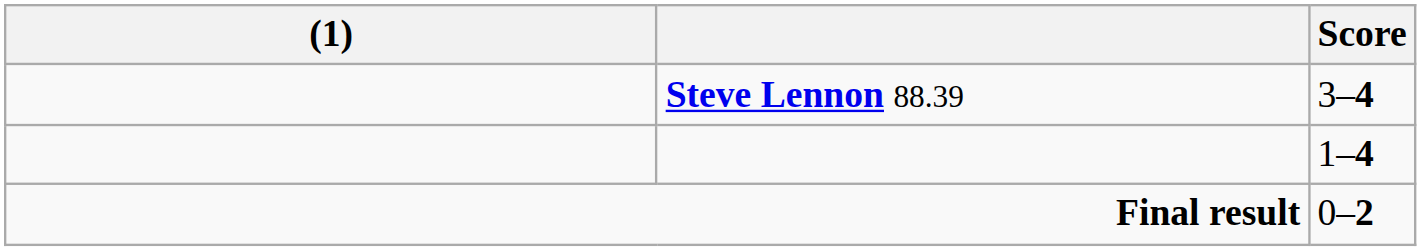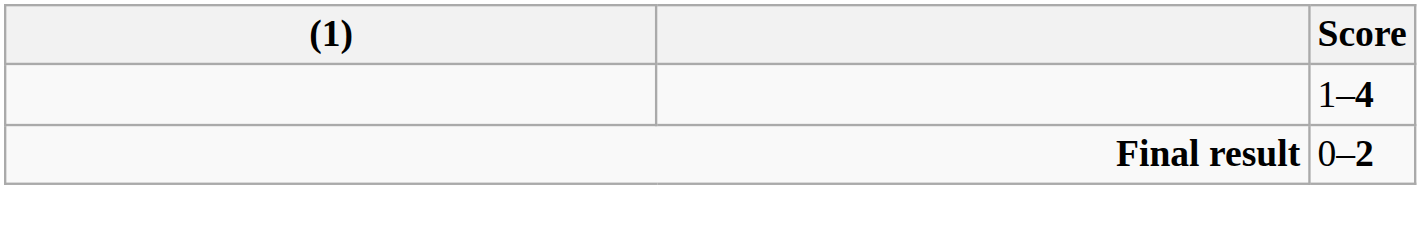- row: (815, 93)
